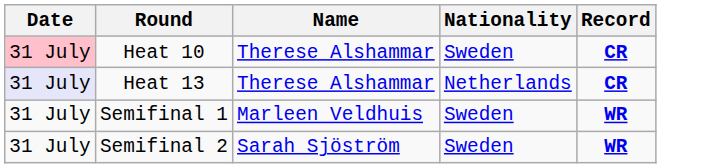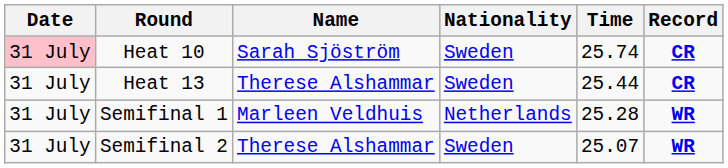+ column: (610, 21)
(336, 52) Therese Alshammar -> (318, 52) Sarah Sjöström
(50, 84) lavender background -> (50, 84) no background
(508, 84) Netherlands -> (479, 84) Sweden
(479, 115) Sweden -> (508, 115) Netherlands
(318, 147) Sarah Sjöström -> (336, 147) Therese Alshammar
